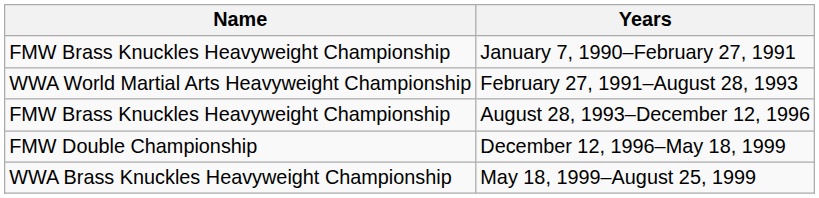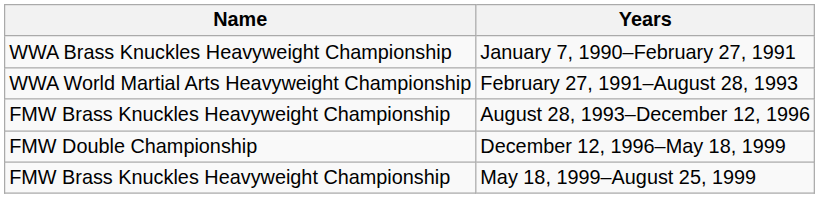(230, 51) FMW Brass Knuckles Heavyweight Championship -> (230, 51) WWA Brass Knuckles Heavyweight Championship
(230, 177) WWA Brass Knuckles Heavyweight Championship -> (230, 177) FMW Brass Knuckles Heavyweight Championship
